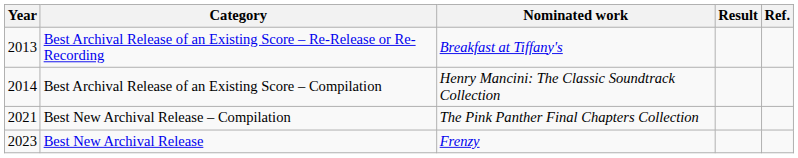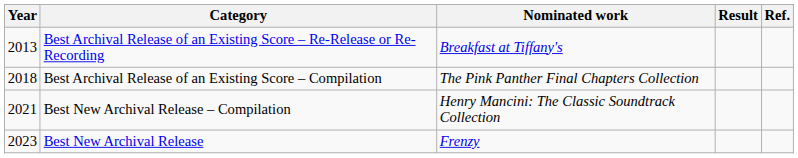(22, 86) 2014 -> (22, 78) 2018
(557, 86) Henry Mancini: The Classic Soundtrack Collection -> (569, 78) The Pink Panther Final Chapters Collection
(569, 118) The Pink Panther Final Chapters Collection -> (557, 109) Henry Mancini: The Classic Soundtrack Collection
